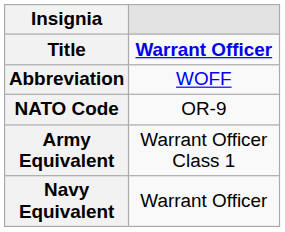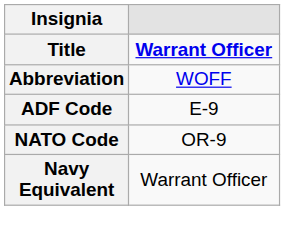+ row: (67, 109)
- row: (67, 149)
